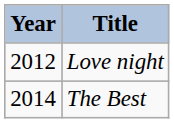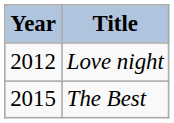(33, 99) 2014 -> (33, 99) 2015
